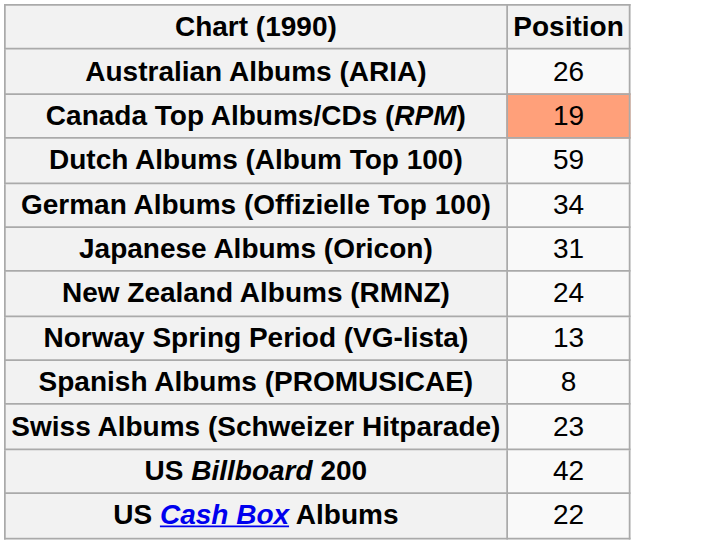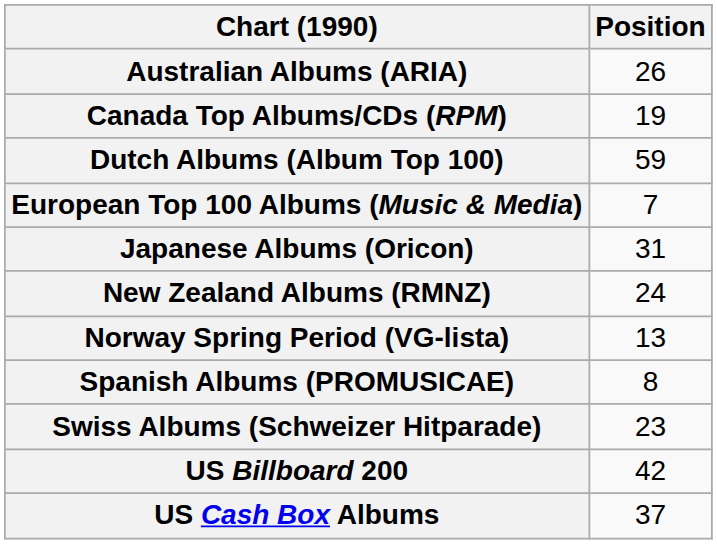(569, 115) lightsalmon background -> (650, 115) no background
+ row: (297, 204)
- row: (256, 204)
(569, 515) 22 -> (650, 515) 37
